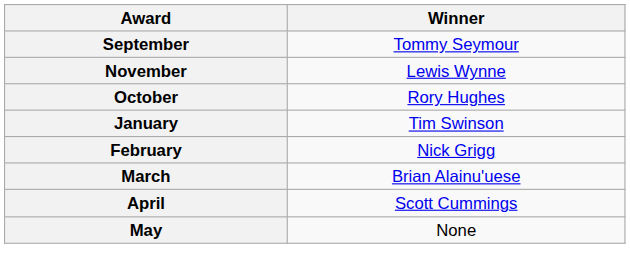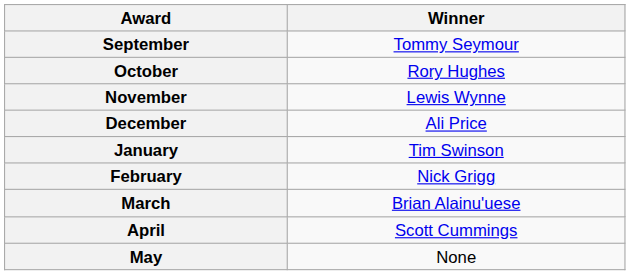rows swapped: (146, 97) <-> (146, 71)
+ row: (146, 124)
